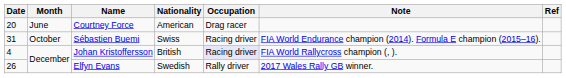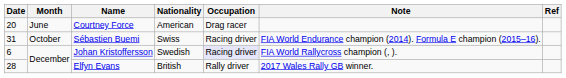(9, 52) 4 -> (9, 52) 6
(169, 52) British -> (173, 52) Swedish
(11, 66) 26 -> (11, 66) 28
(173, 66) Swedish -> (169, 66) British
